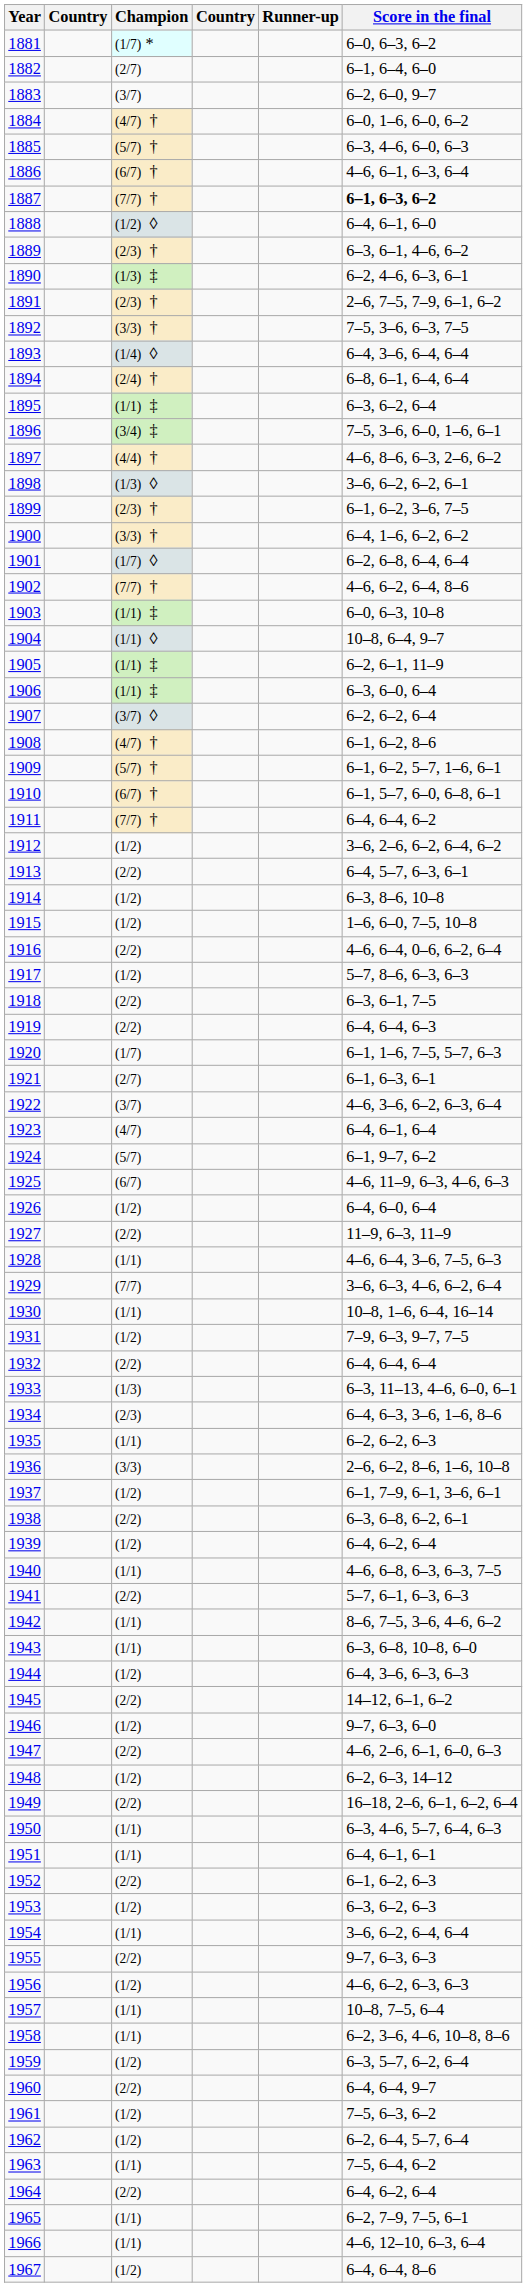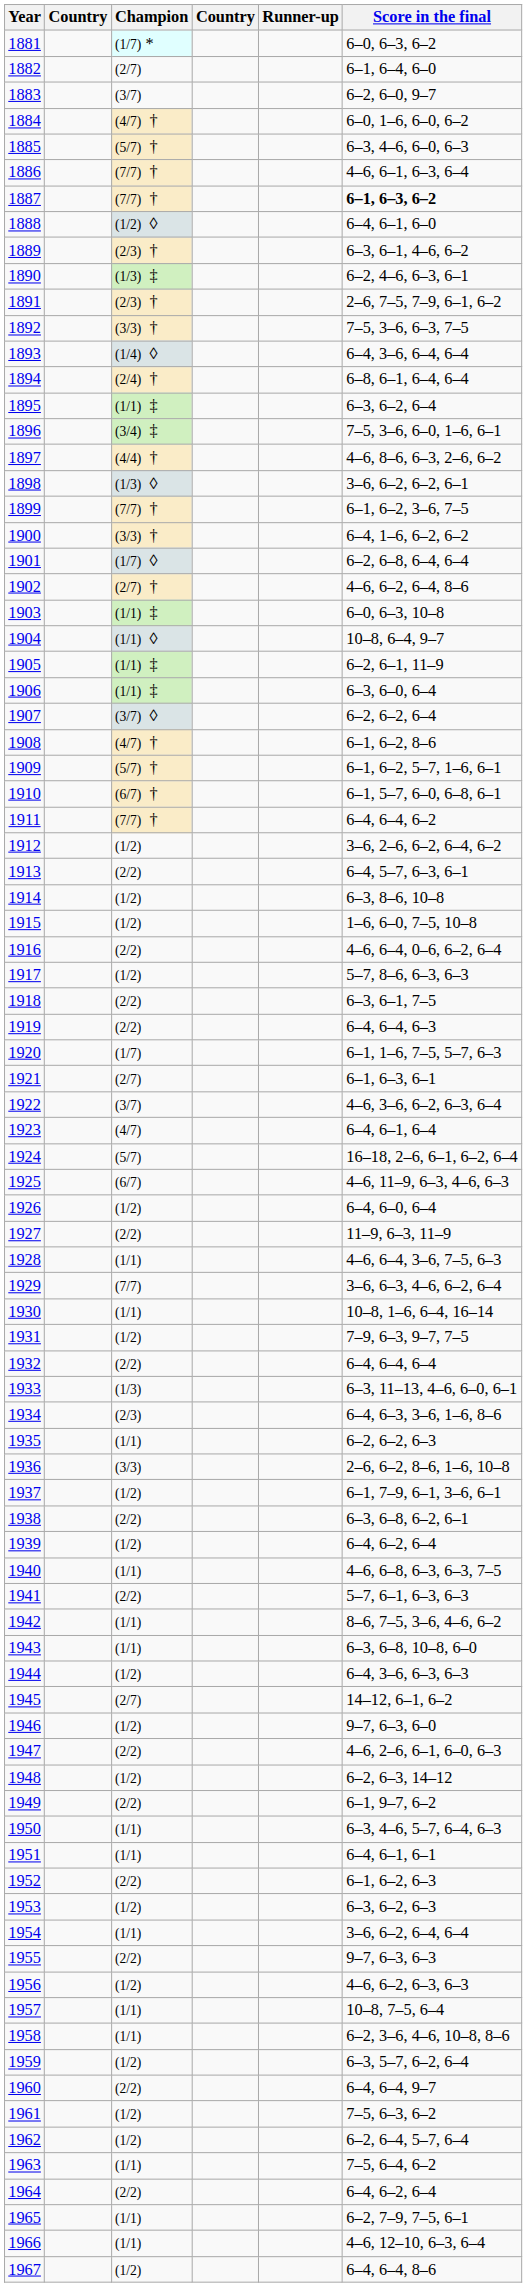(136, 172) (6/7) † -> (136, 172) (7/7) †
(136, 509) (2/3) † -> (136, 509) (7/7) †
(136, 586) (7/7) † -> (136, 586) (2/7) †
(391, 1156) 6–1, 9–7, 6–2 -> (432, 1156) 16–18, 2–6, 6–1, 6–2, 6–4
(128, 1700) (2/2) -> (128, 1700) (2/7)
(432, 1803) 16–18, 2–6, 6–1, 6–2, 6–4 -> (391, 1803) 6–1, 9–7, 6–2
